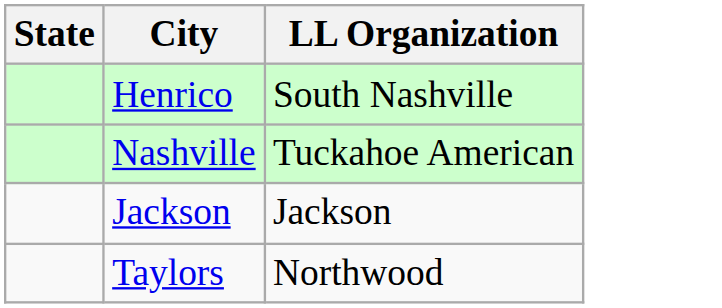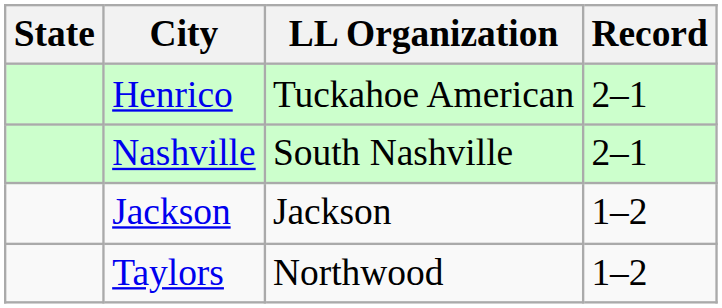+ column: (650, 34)
(393, 93) South Nashville -> (424, 93) Tuckahoe American
(424, 152) Tuckahoe American -> (393, 152) South Nashville
